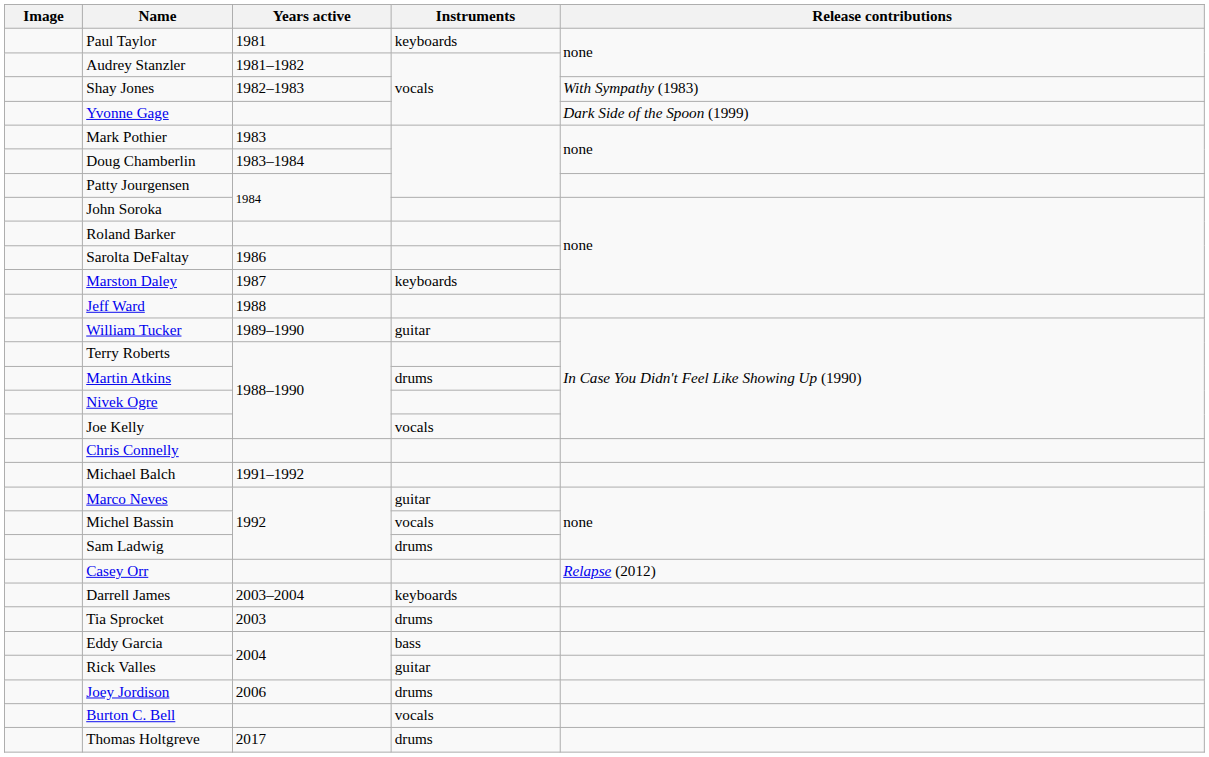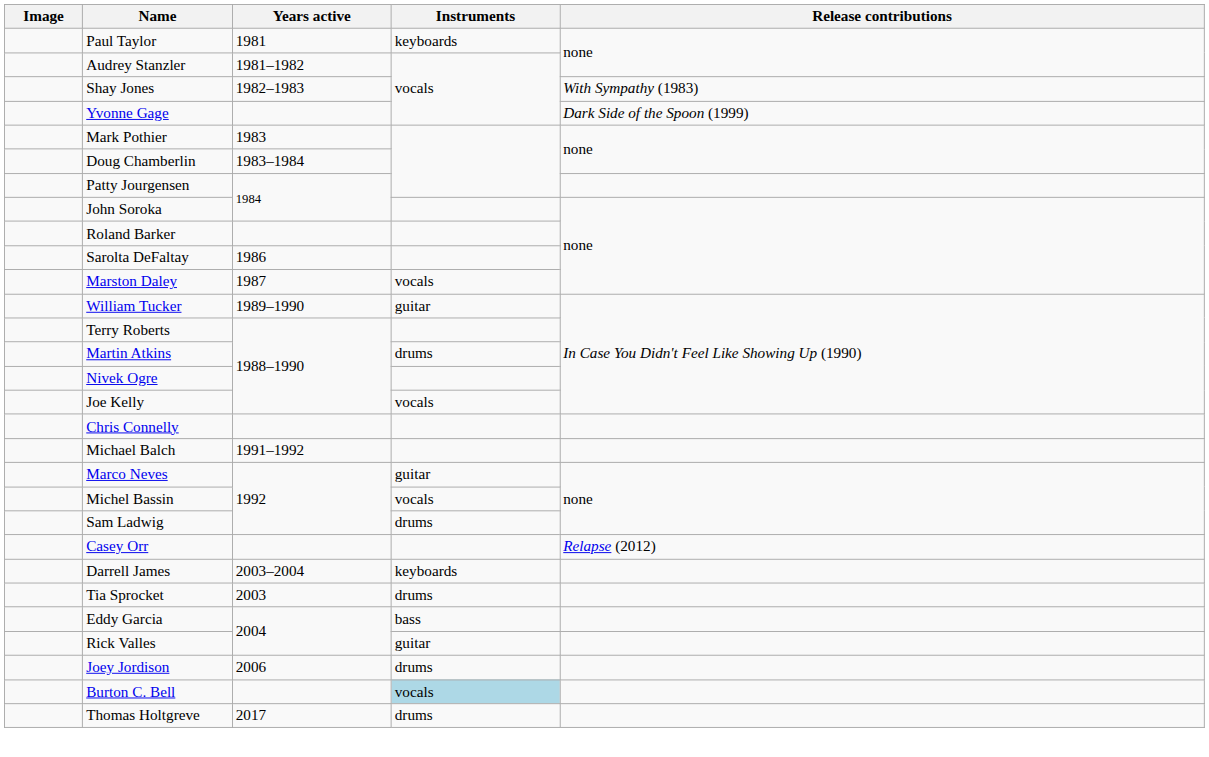(426, 281) keyboards -> (414, 281) vocals
- row: (116, 305)
(414, 715) no background -> (414, 691) lightblue background
